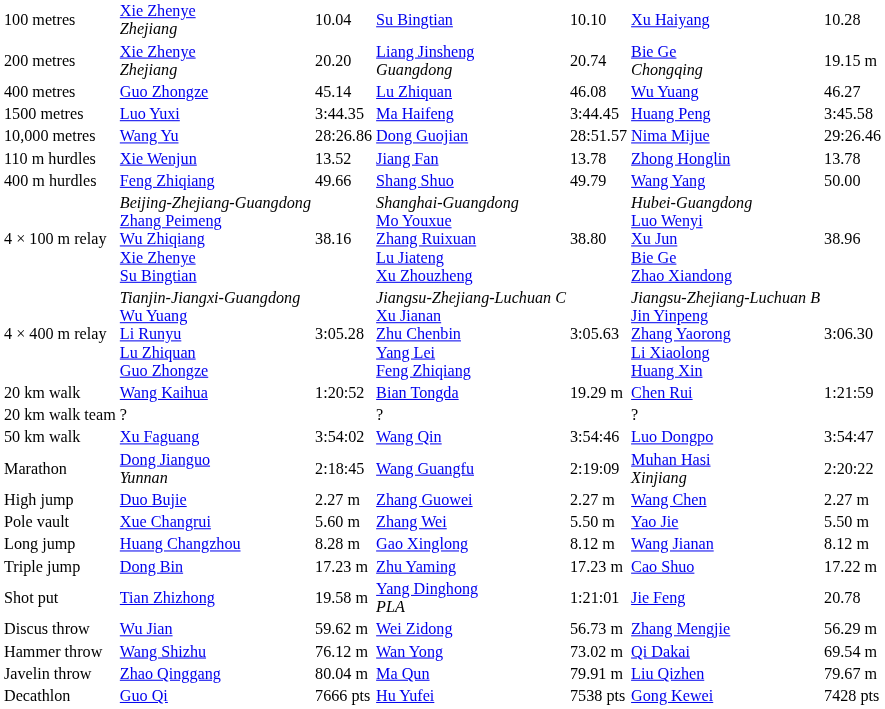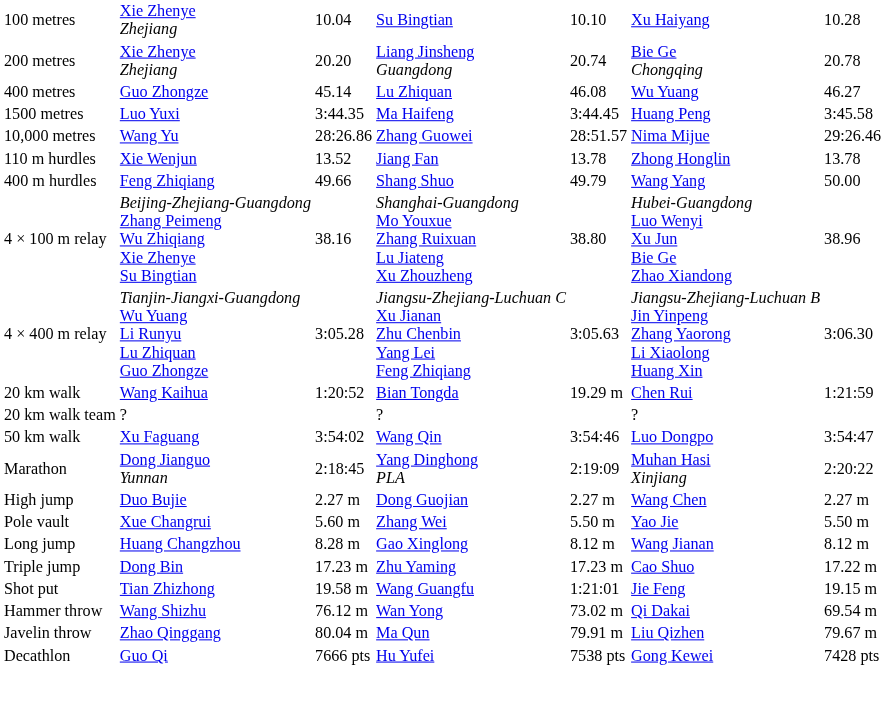(851, 60) 19.15 m -> (842, 60) 20.78
(422, 136) Dong Guojian -> (424, 136) Zhang Guowei
(425, 468) Wang Guangfu -> (427, 468) Yang Dinghong PLA
(424, 499) Zhang Guowei -> (422, 499) Dong Guojian
(427, 597) Yang Dinghong PLA -> (425, 588) Wang Guangfu
(842, 597) 20.78 -> (851, 588) 19.15 m
- row: (47, 629)
